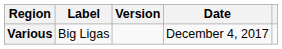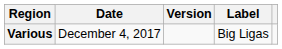columns swapped: (217, 14) <-> (84, 14)
